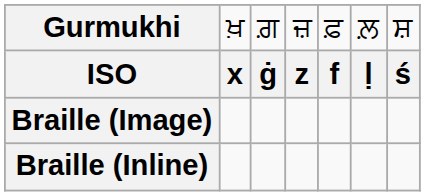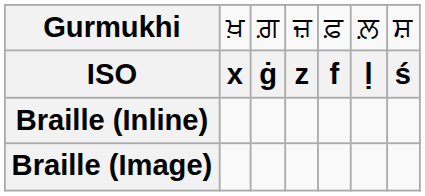rows swapped: (112, 119) <-> (112, 166)
